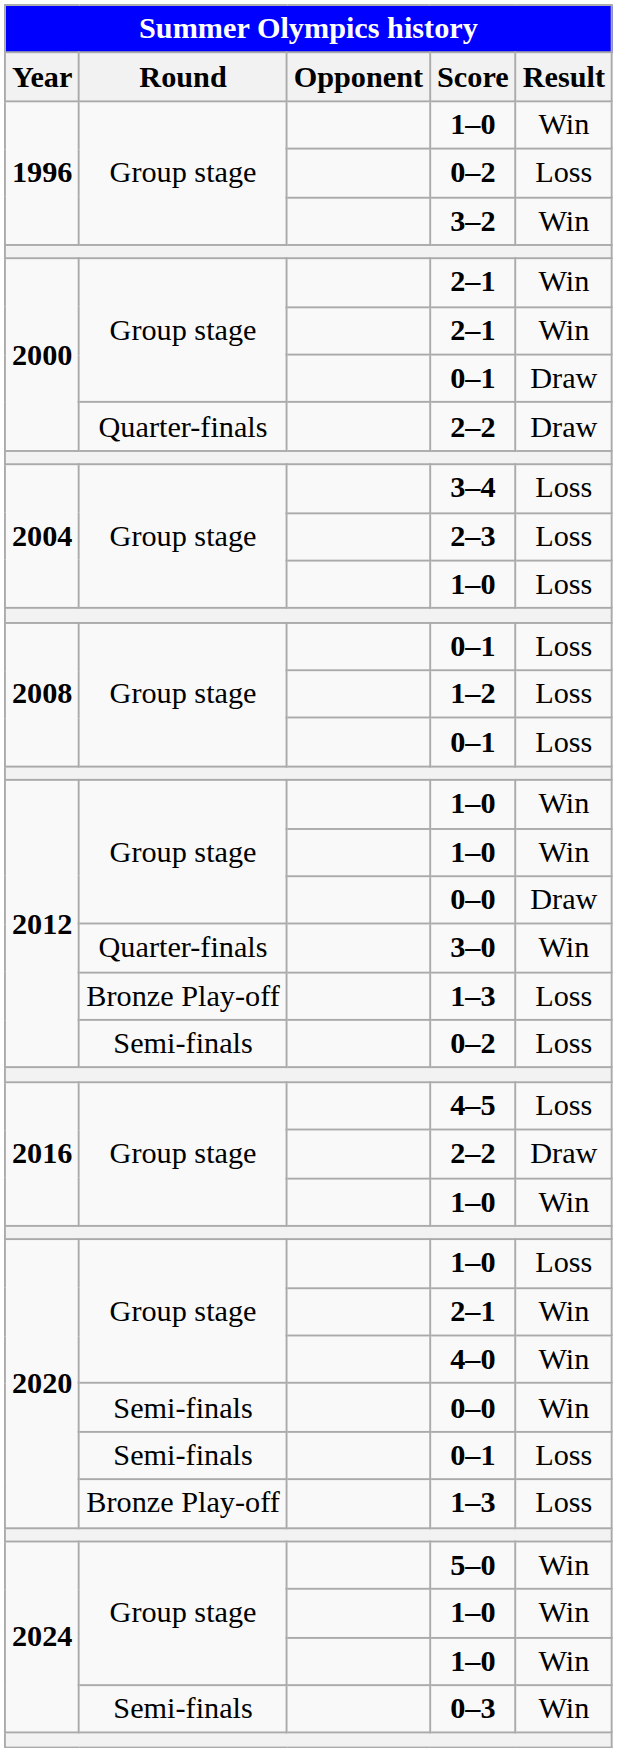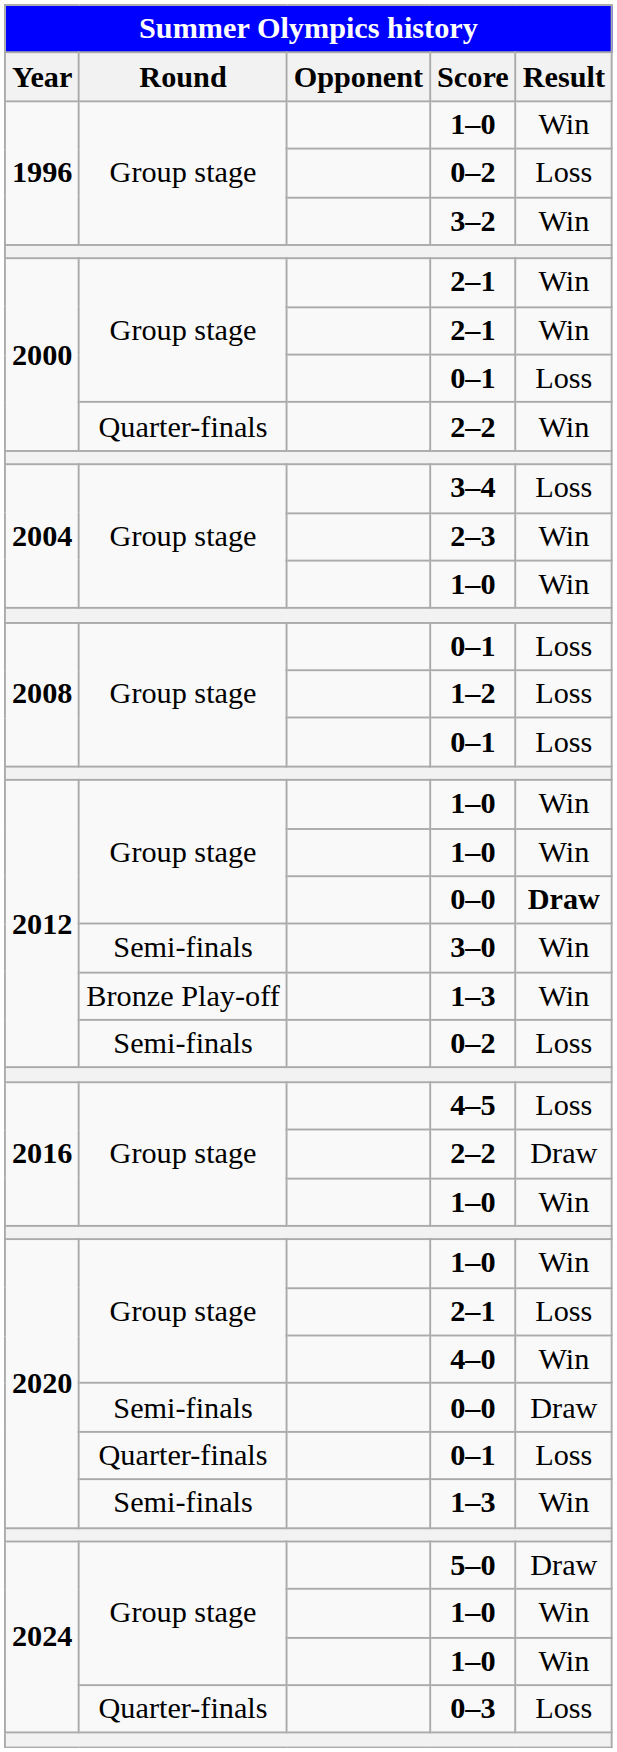(564, 378) Draw -> (564, 378) Loss
(564, 426) Draw -> (564, 426) Win
(564, 535) Loss -> (564, 535) Win
(564, 583) Loss -> (564, 583) Win
(564, 899) normal -> (564, 899) bold
(183, 947) Quarter-finals -> (183, 947) Semi-finals
(564, 995) Loss -> (564, 995) Win
(564, 1263) Loss -> (564, 1263) Win
(564, 1311) Win -> (564, 1311) Loss
(564, 1406) Win -> (564, 1406) Draw
(183, 1454) Semi-finals -> (183, 1454) Quarter-finals
(183, 1502) Bronze Play-off -> (183, 1502) Semi-finals
(564, 1502) Loss -> (564, 1502) Win
(564, 1564) Win -> (564, 1564) Draw
(183, 1708) Semi-finals -> (183, 1708) Quarter-finals
(564, 1708) Win -> (564, 1708) Loss
